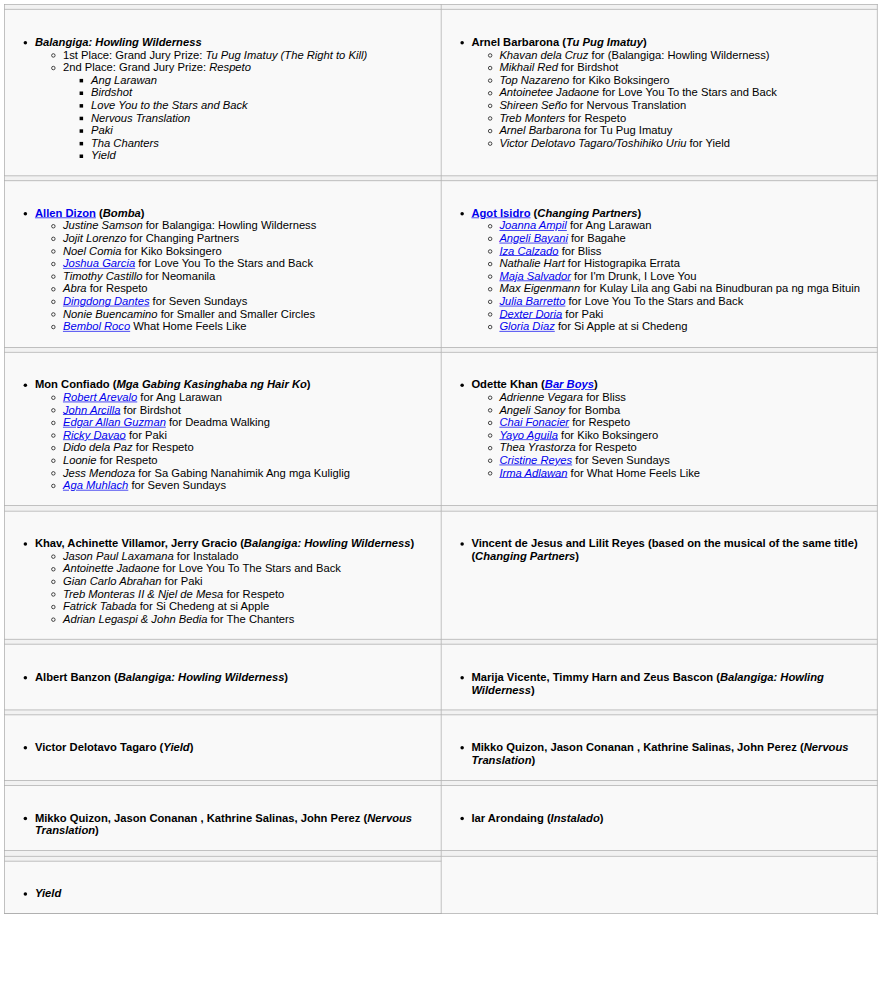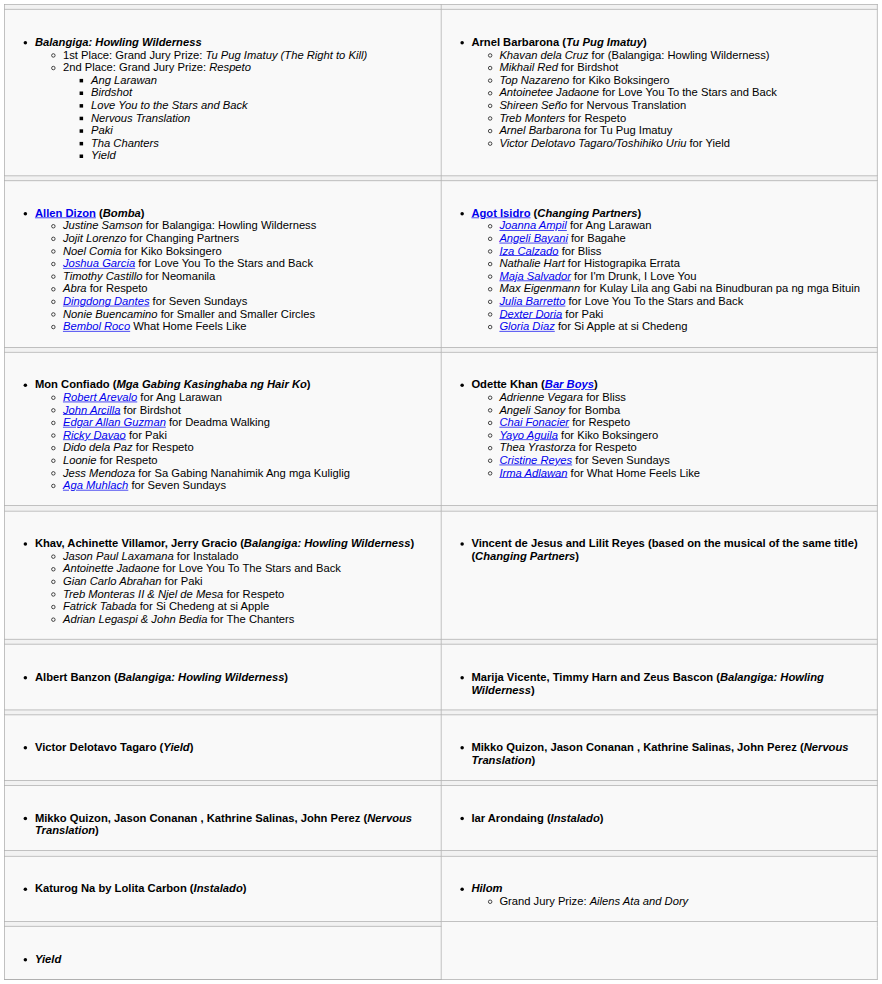+ row: (223, 889)
